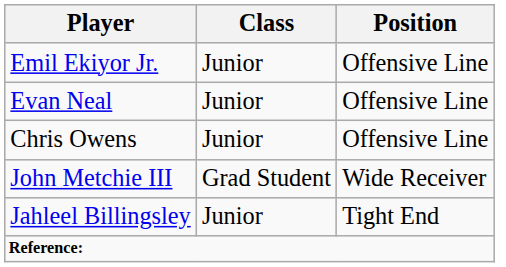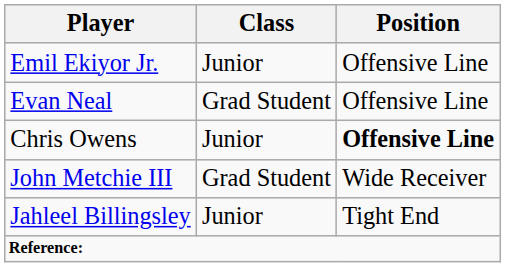(232, 100) Junior -> (266, 100) Grad Student
(415, 139) normal -> (418, 139) bold
